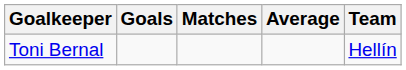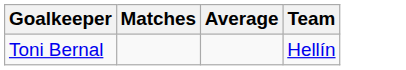- column: (147, 19)
